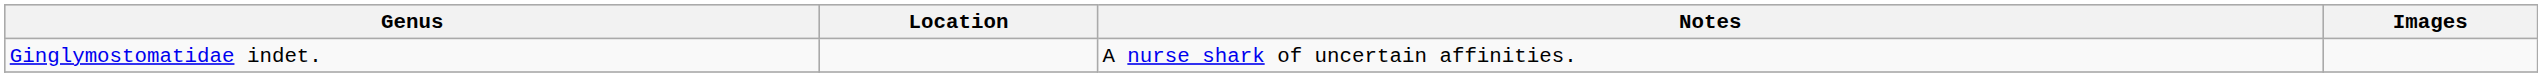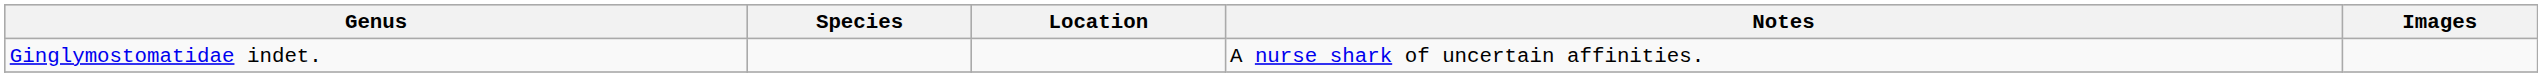+ column: (860, 22)
